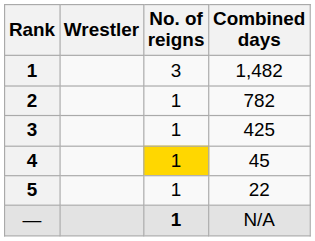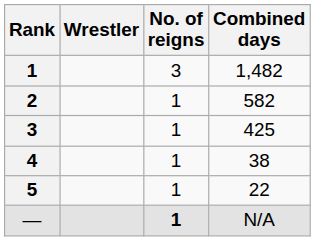(259, 100) 782 -> (259, 100) 582
(176, 160) gold background -> (176, 160) no background
(259, 160) 45 -> (259, 160) 38
